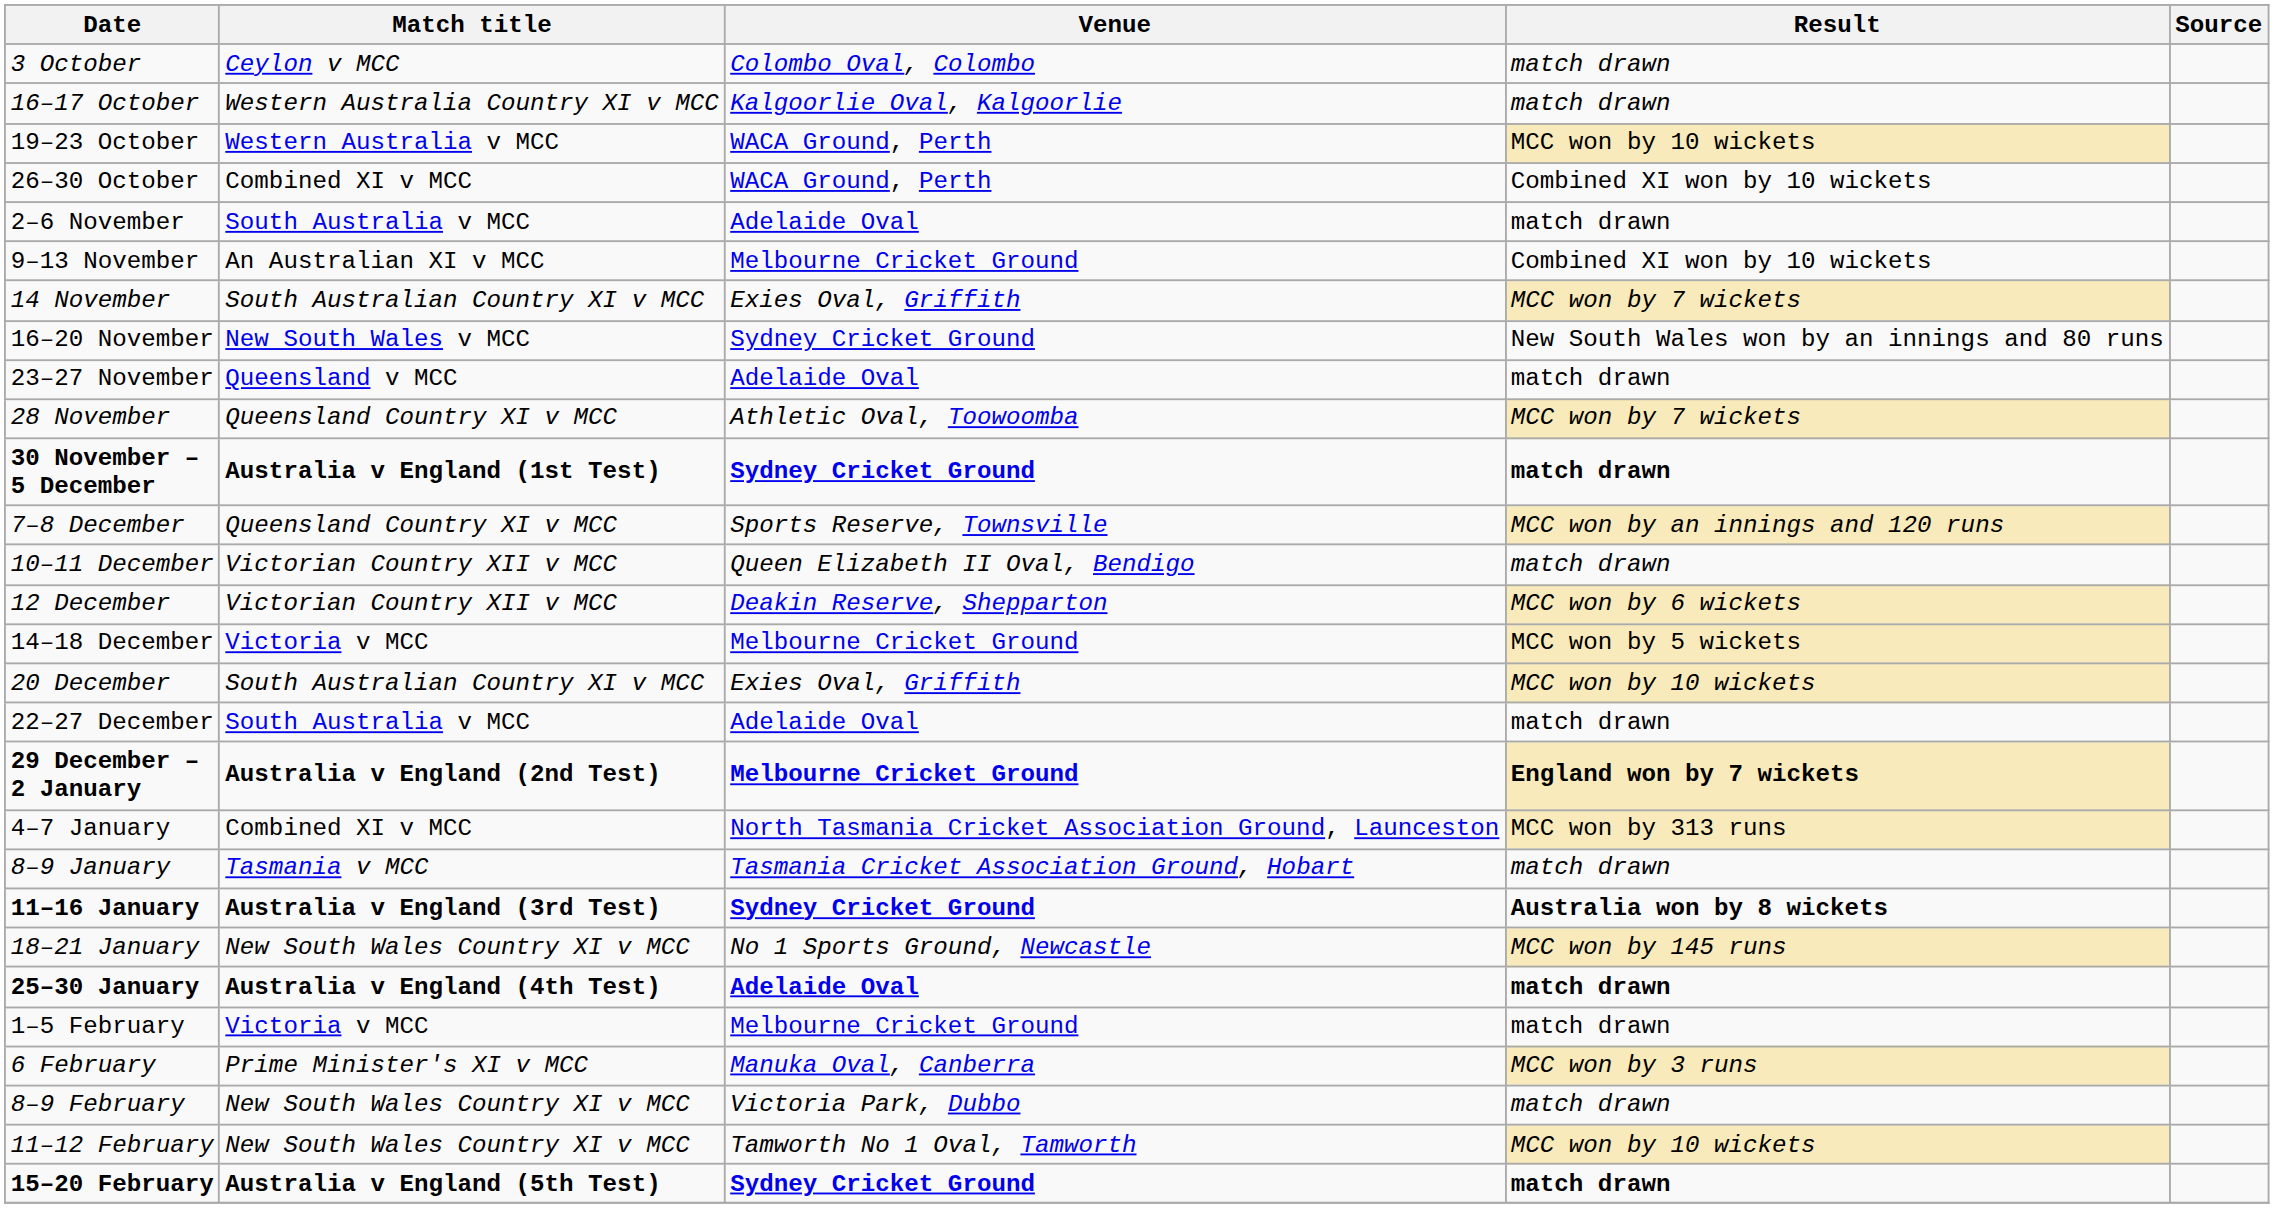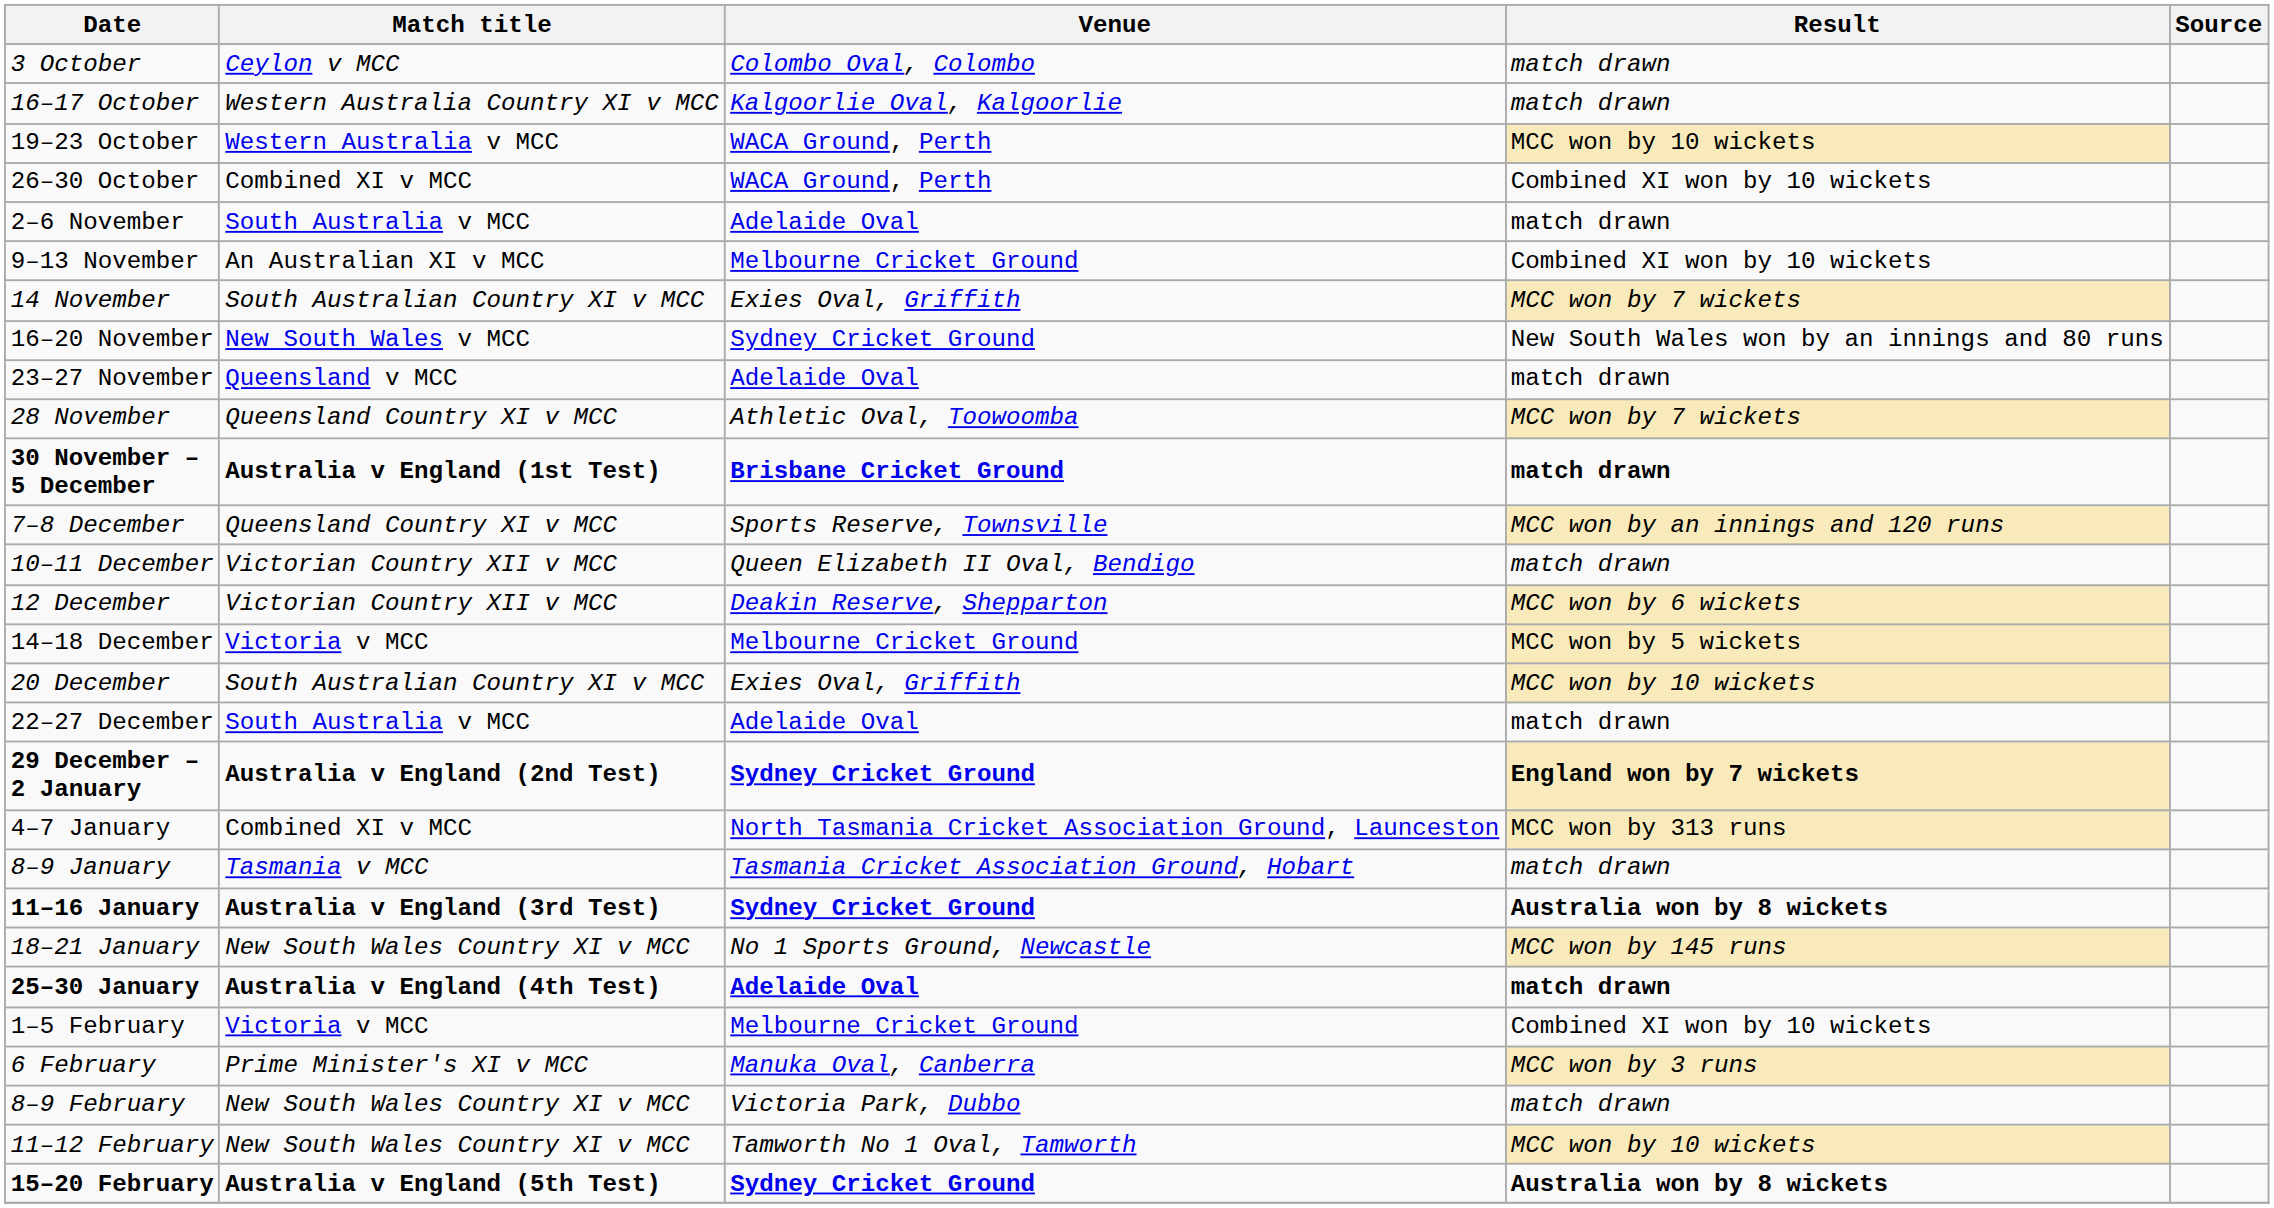(883, 472) Sydney Cricket Ground -> (897, 472) Brisbane Cricket Ground
(904, 776) Melbourne Cricket Ground -> (883, 776) Sydney Cricket Ground
(1591, 1026) match drawn -> (1721, 1026) Combined XI won by 10 wickets
(1591, 1184) match drawn -> (1699, 1184) Australia won by 8 wickets
